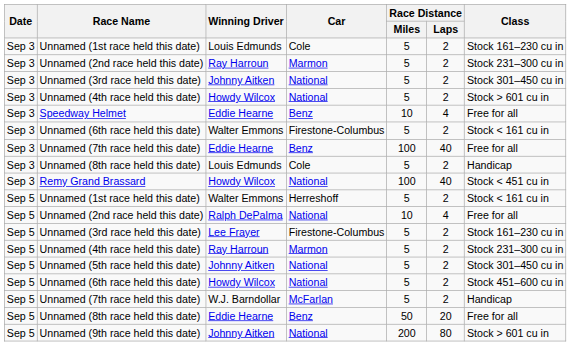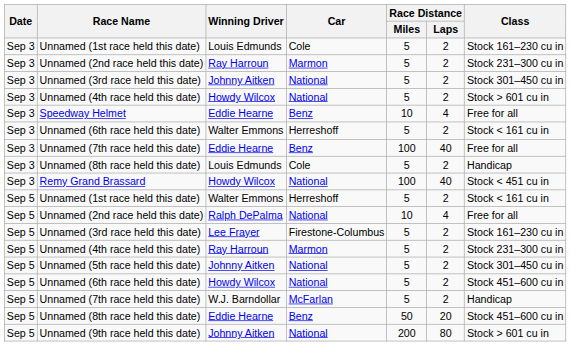(337, 131) Firestone-Columbus -> (313, 131) Herreshoff
(492, 316) Free for all -> (515, 316) Stock 451–600 cu in
